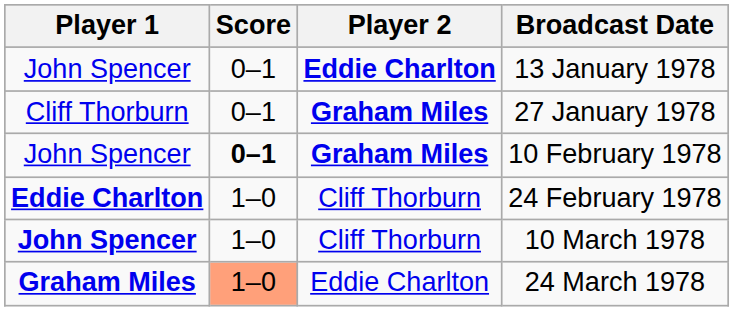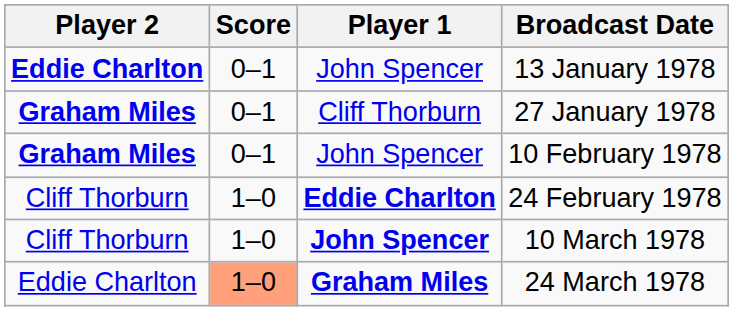columns swapped: (107, 25) <-> (400, 25)
(253, 154) bold -> (253, 154) normal
